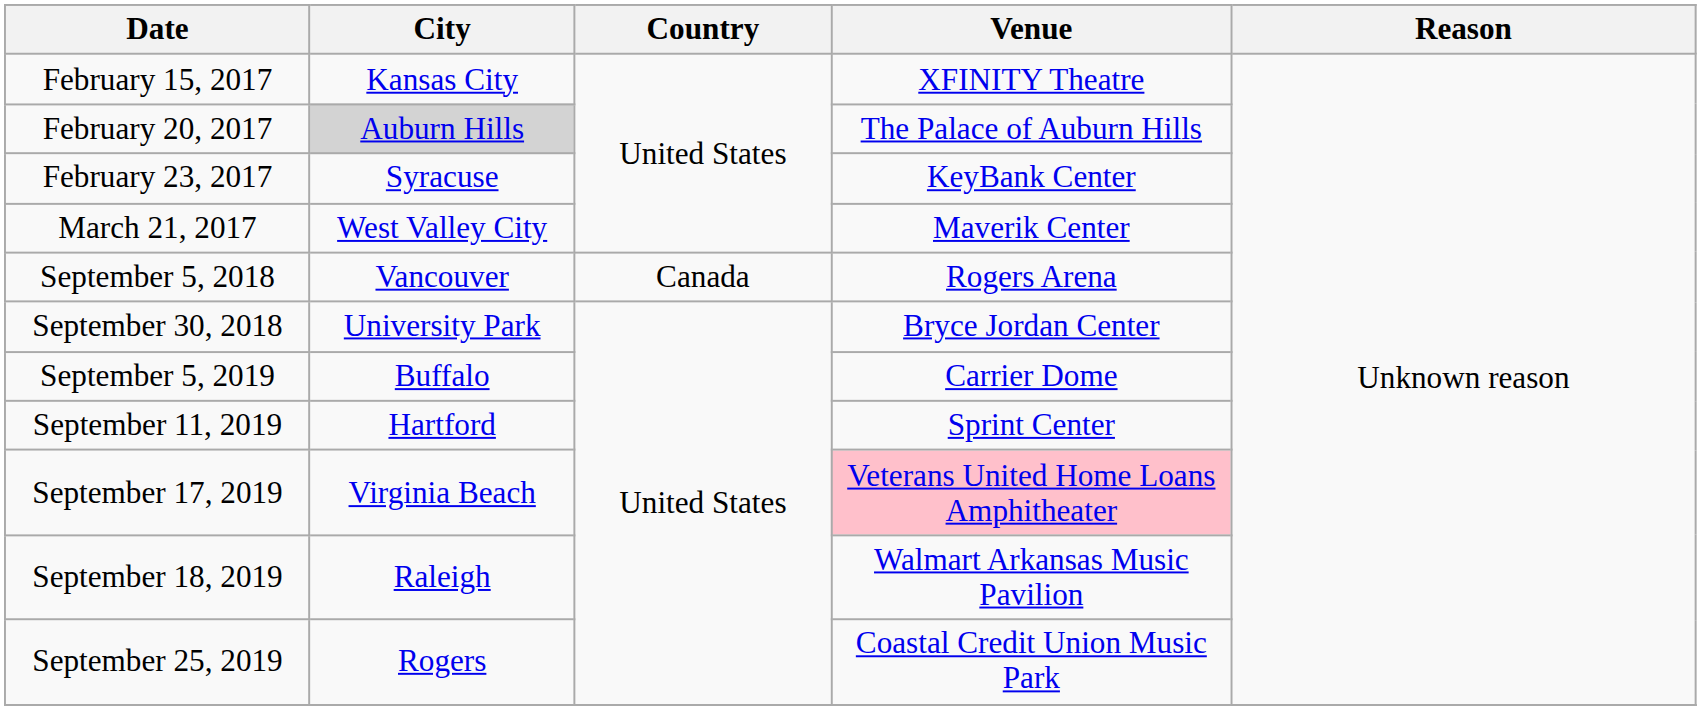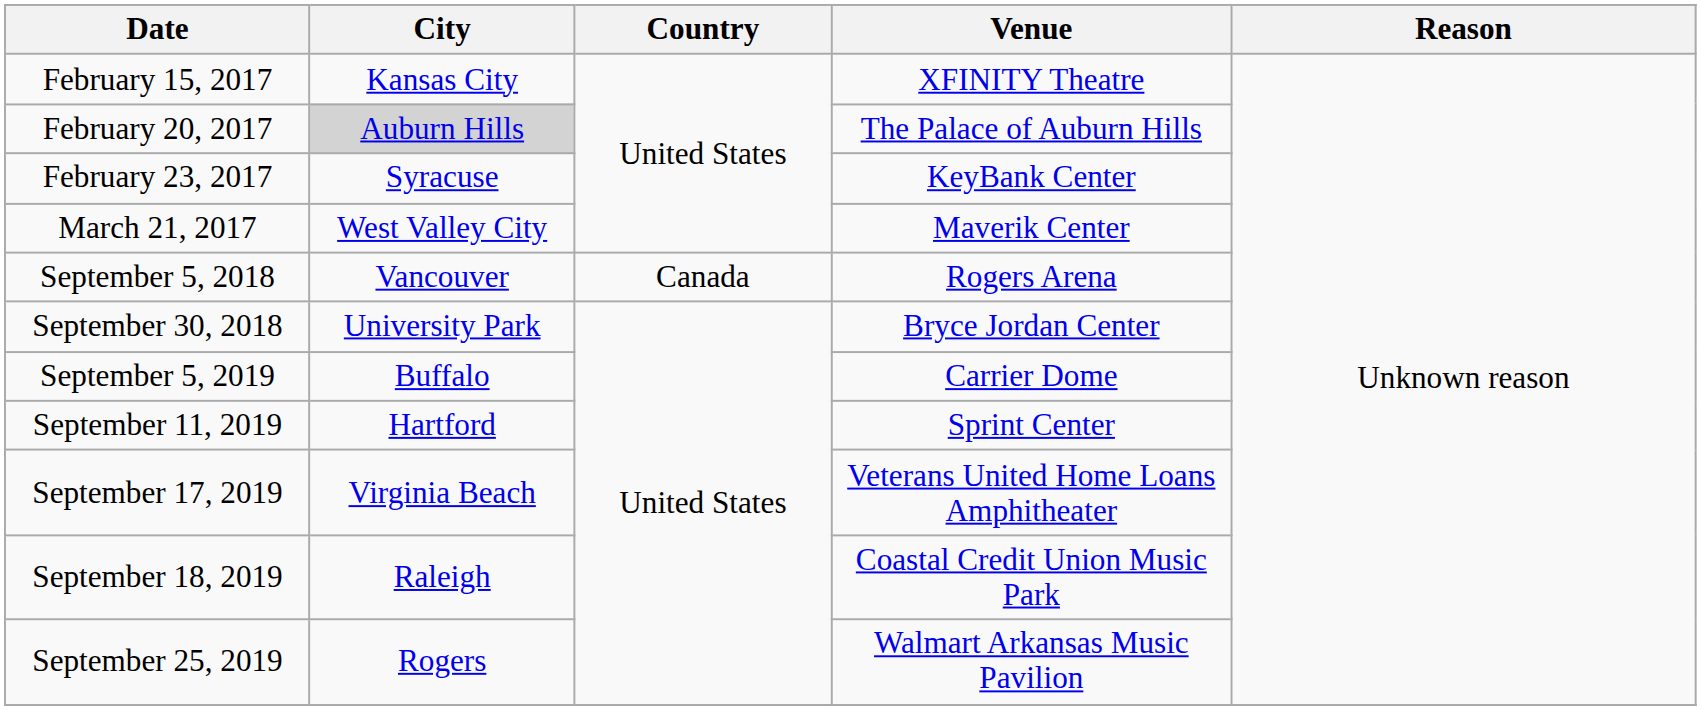(1031, 492) pink background -> (1031, 492) no background
(1031, 576) Walmart Arkansas Music Pavilion -> (1031, 576) Coastal Credit Union Music Park
(1031, 661) Coastal Credit Union Music Park -> (1031, 661) Walmart Arkansas Music Pavilion
